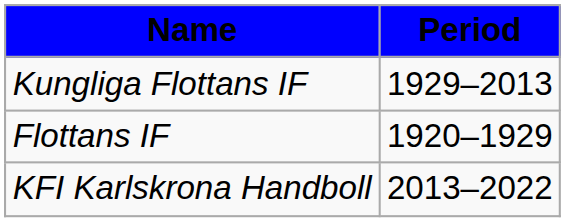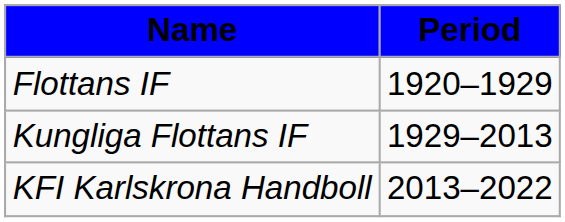rows swapped: (91, 135) <-> (160, 83)
